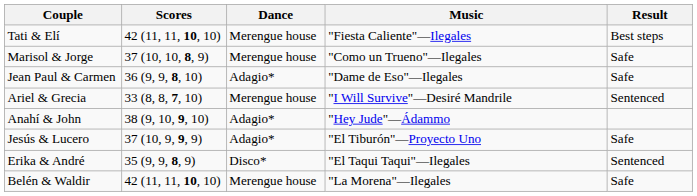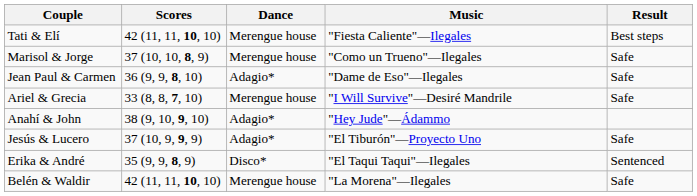(637, 98) Sentenced -> (622, 98) Safe
